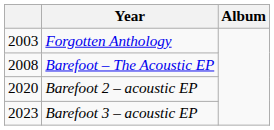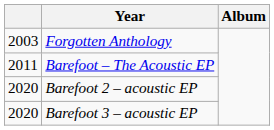(23, 64) 2008 -> (23, 64) 2011
(23, 112) 2023 -> (23, 112) 2020
